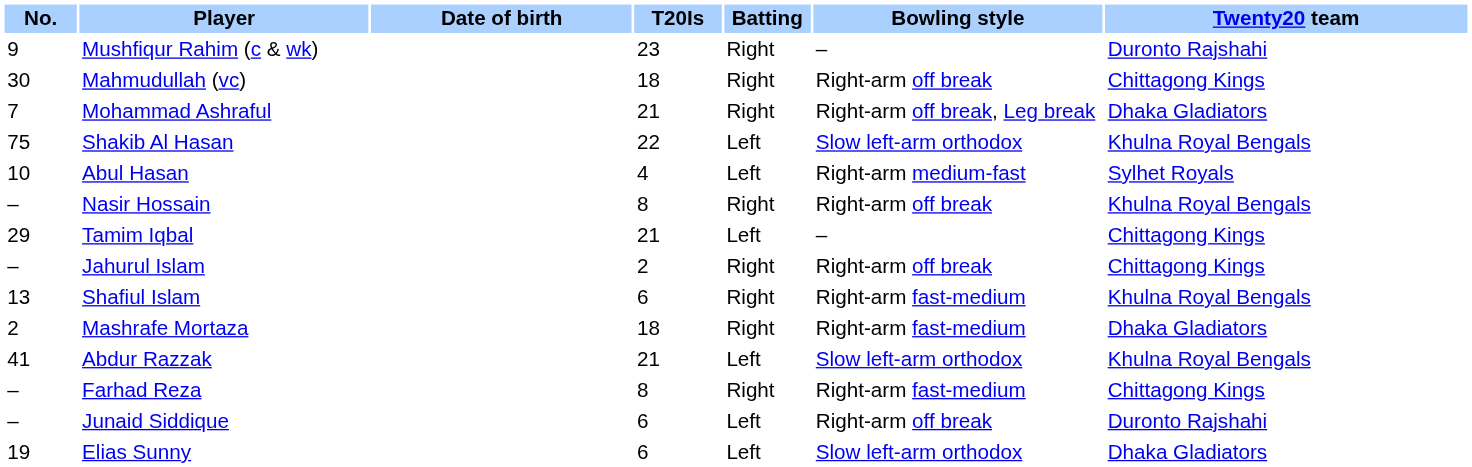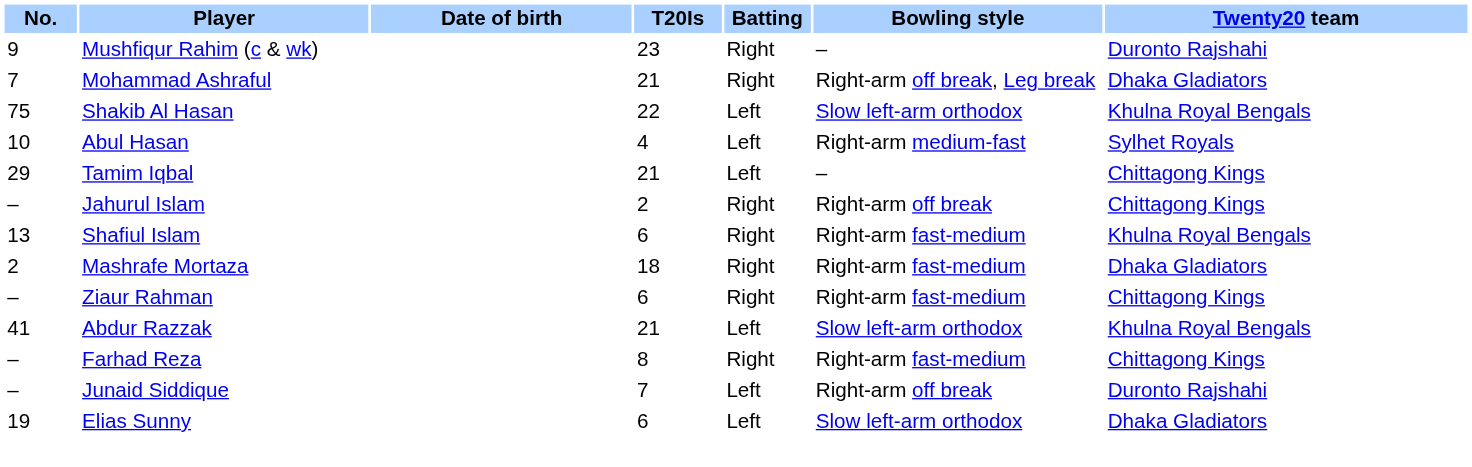- row: (164, 80)
- row: (146, 204)
+ row: (147, 297)
(643, 421) 6 -> (643, 390) 7
